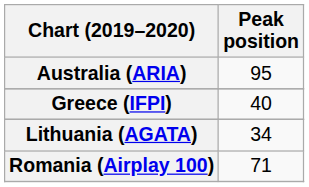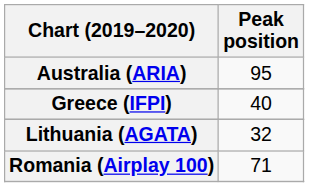(261, 134) 34 -> (261, 134) 32
